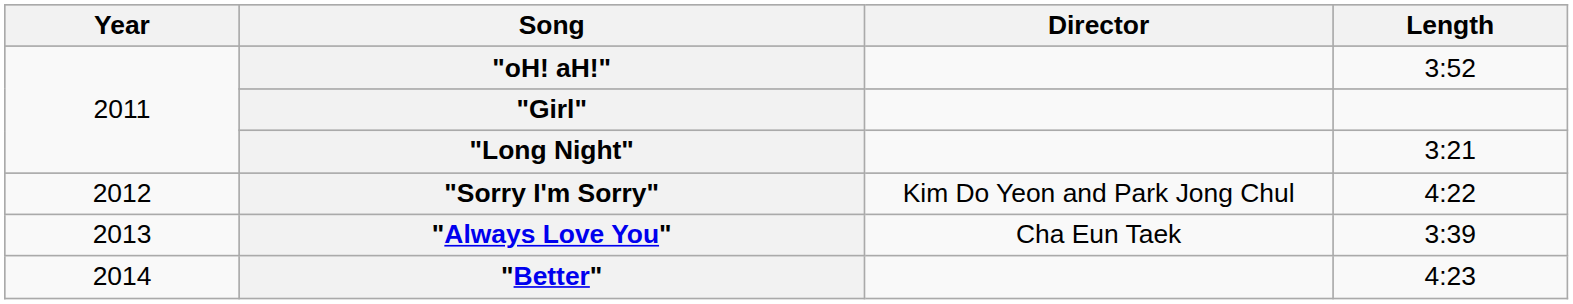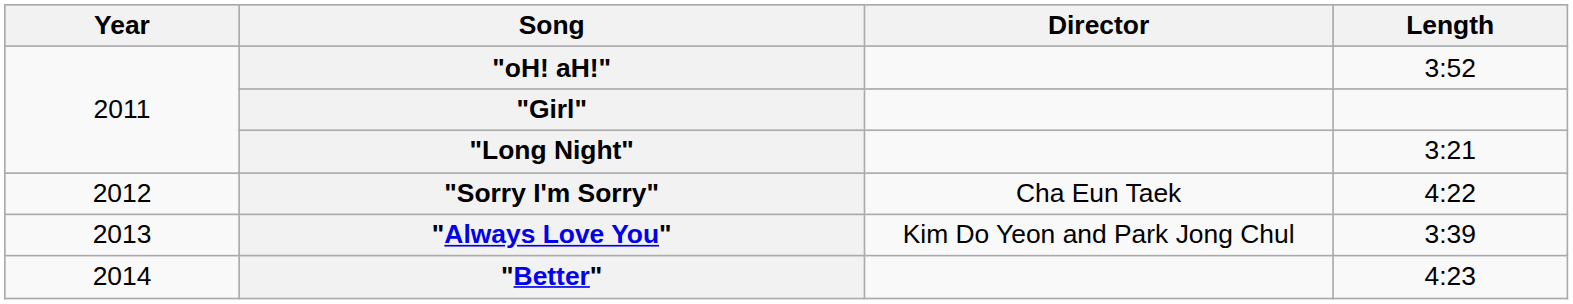(1099, 192) Kim Do Yeon and Park Jong Chul -> (1099, 192) Cha Eun Taek
(1099, 234) Cha Eun Taek -> (1099, 234) Kim Do Yeon and Park Jong Chul
